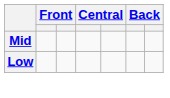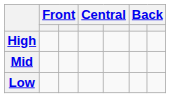+ row: (22, 41)
